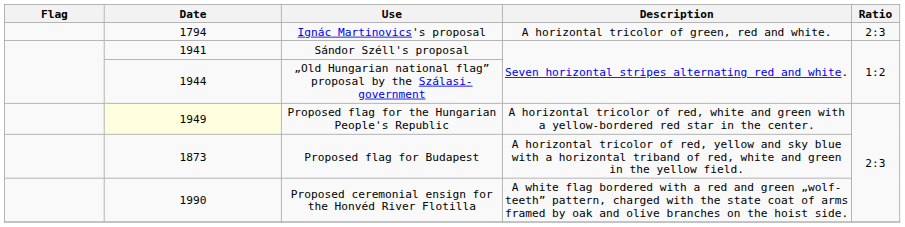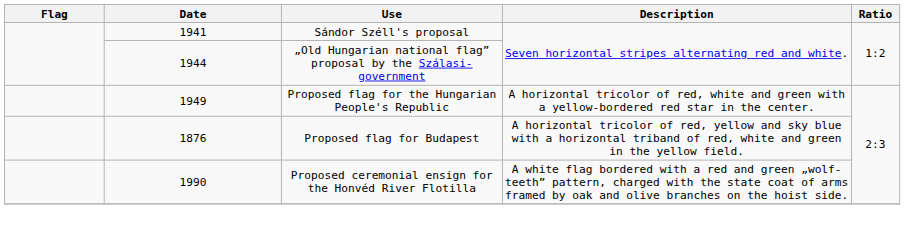- row: (392, 32)
(193, 119) lightyellow background -> (193, 100) no background
(193, 156) 1873 -> (193, 138) 1876
